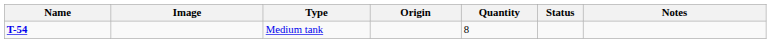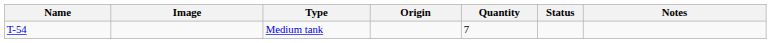(17, 30) bold -> (17, 30) normal
(466, 30) 8 -> (466, 30) 7
